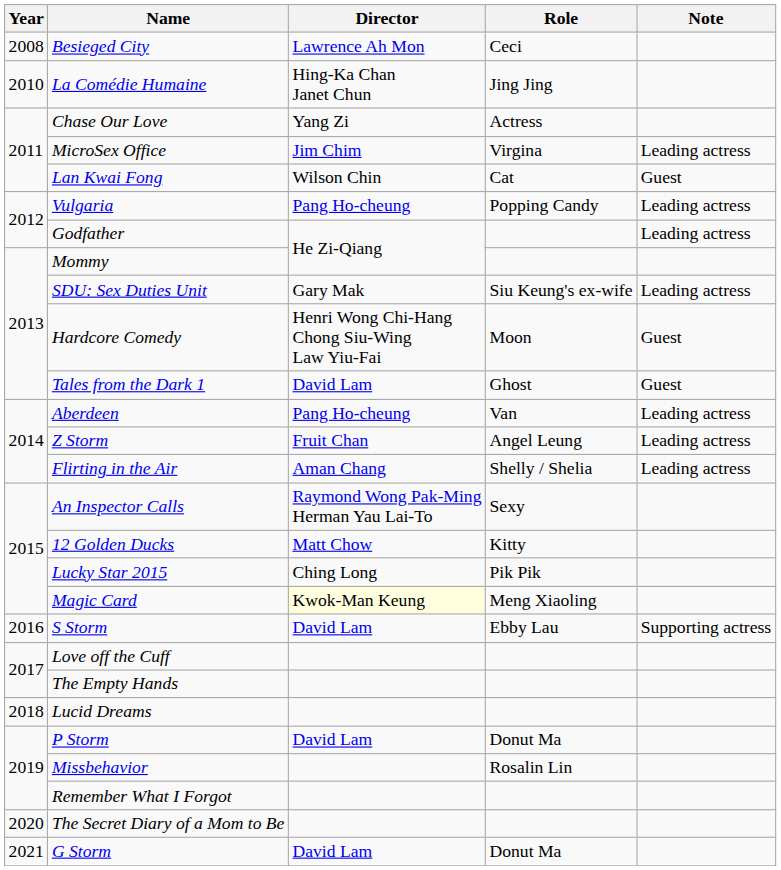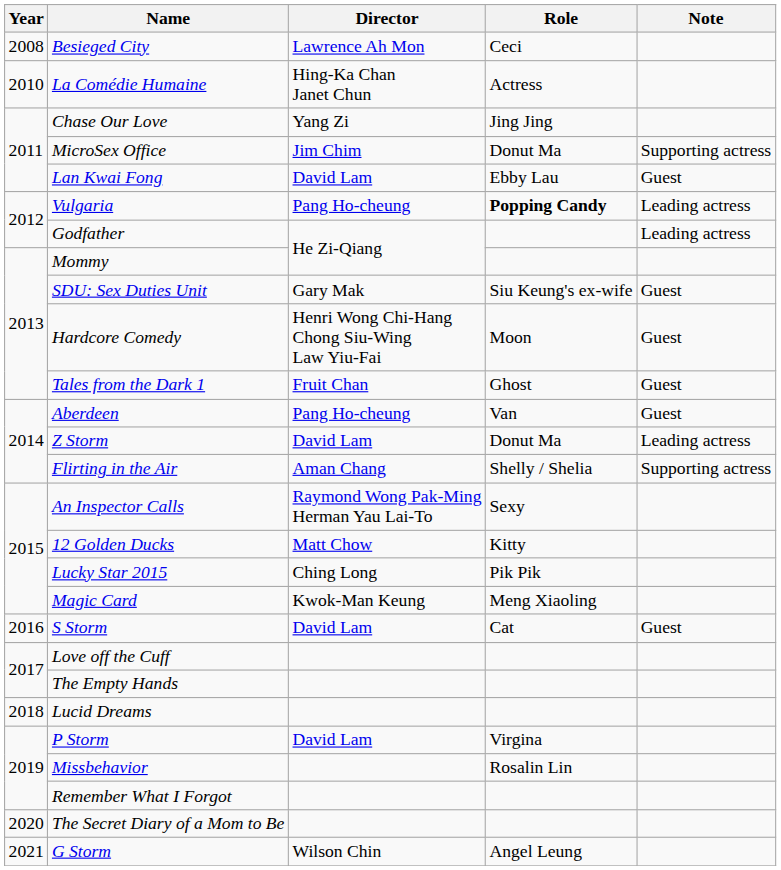(521, 84) Jing Jing -> (516, 84) Actress
(516, 121) Actress -> (521, 121) Jing Jing
(516, 149) Virgina -> (525, 149) Donut Ma
(696, 149) Leading actress -> (706, 149) Supporting actress
(337, 177) Wilson Chin -> (332, 177) David Lam
(502, 177) Cat -> (524, 177) Ebby Lau
(544, 205) normal -> (548, 205) bold
(696, 289) Leading actress -> (661, 289) Guest
(332, 384) David Lam -> (330, 384) Fruit Chan
(696, 412) Leading actress -> (661, 412) Guest
(330, 440) Fruit Chan -> (332, 440) David Lam
(536, 440) Angel Leung -> (525, 440) Donut Ma
(696, 468) Leading actress -> (706, 468) Supporting actress
(359, 600) lightyellow background -> (359, 600) no background
(524, 627) Ebby Lau -> (502, 627) Cat
(706, 627) Supporting actress -> (661, 627) Guest
(525, 739) Donut Ma -> (516, 739) Virgina
(332, 851) David Lam -> (337, 851) Wilson Chin
(525, 851) Donut Ma -> (536, 851) Angel Leung
